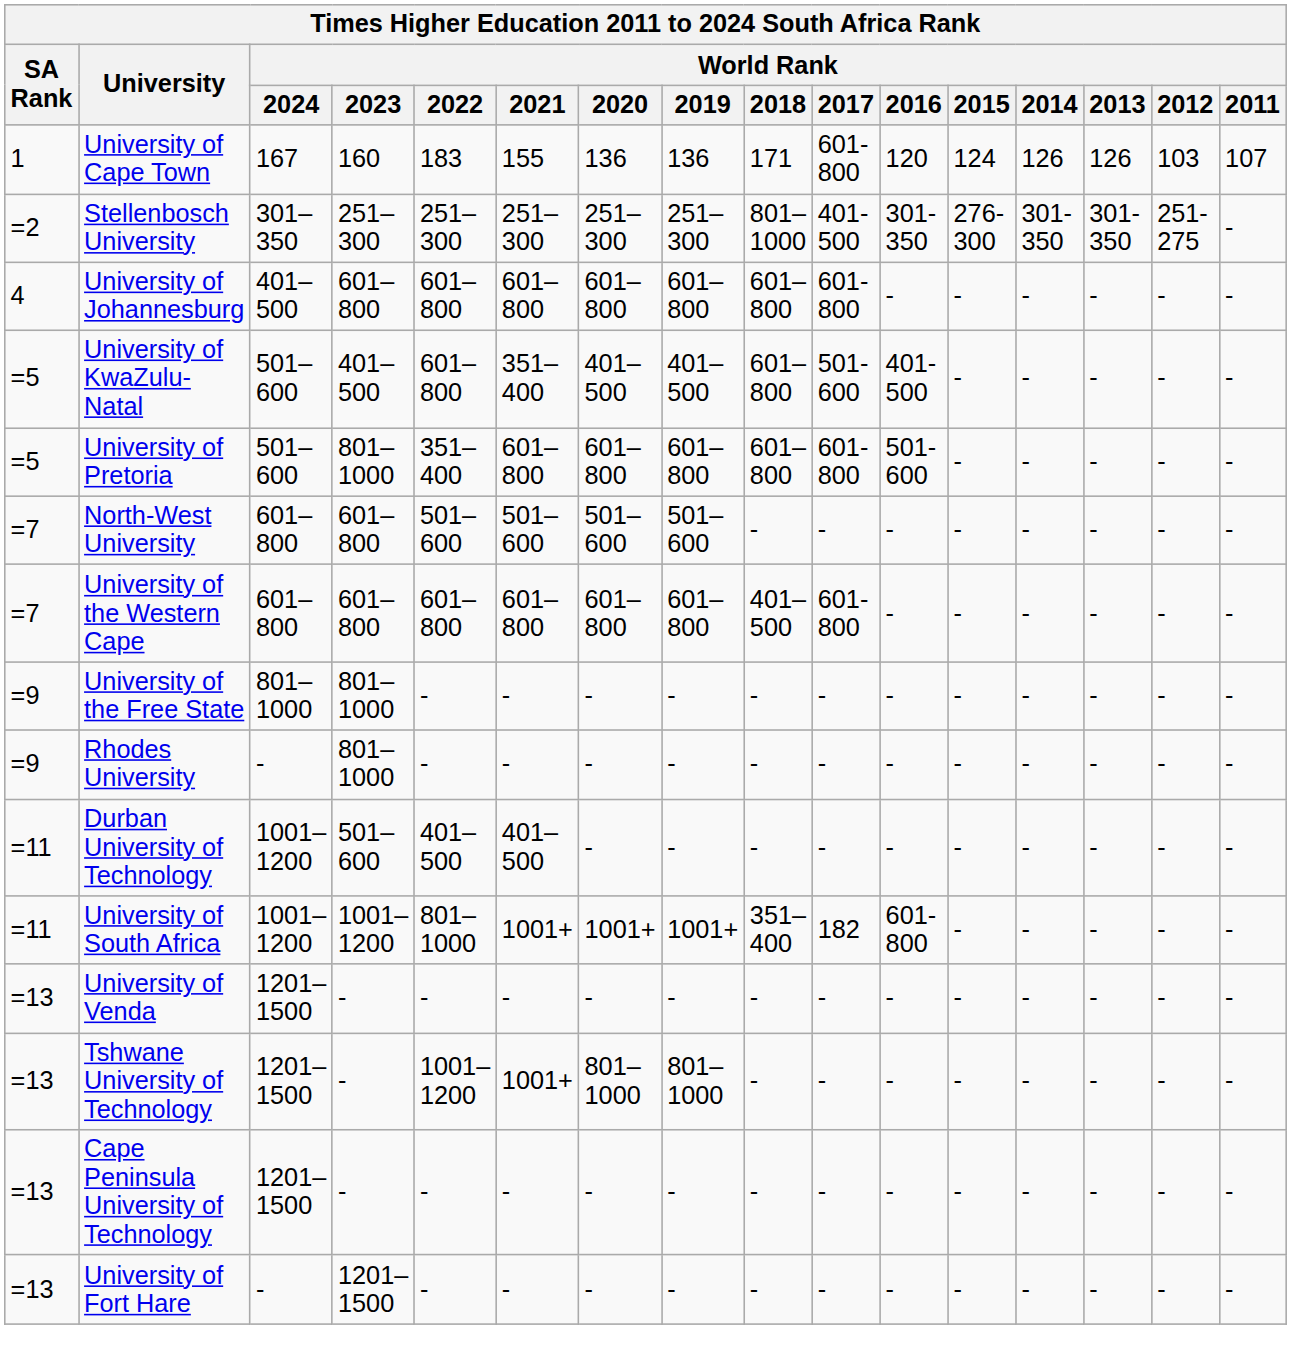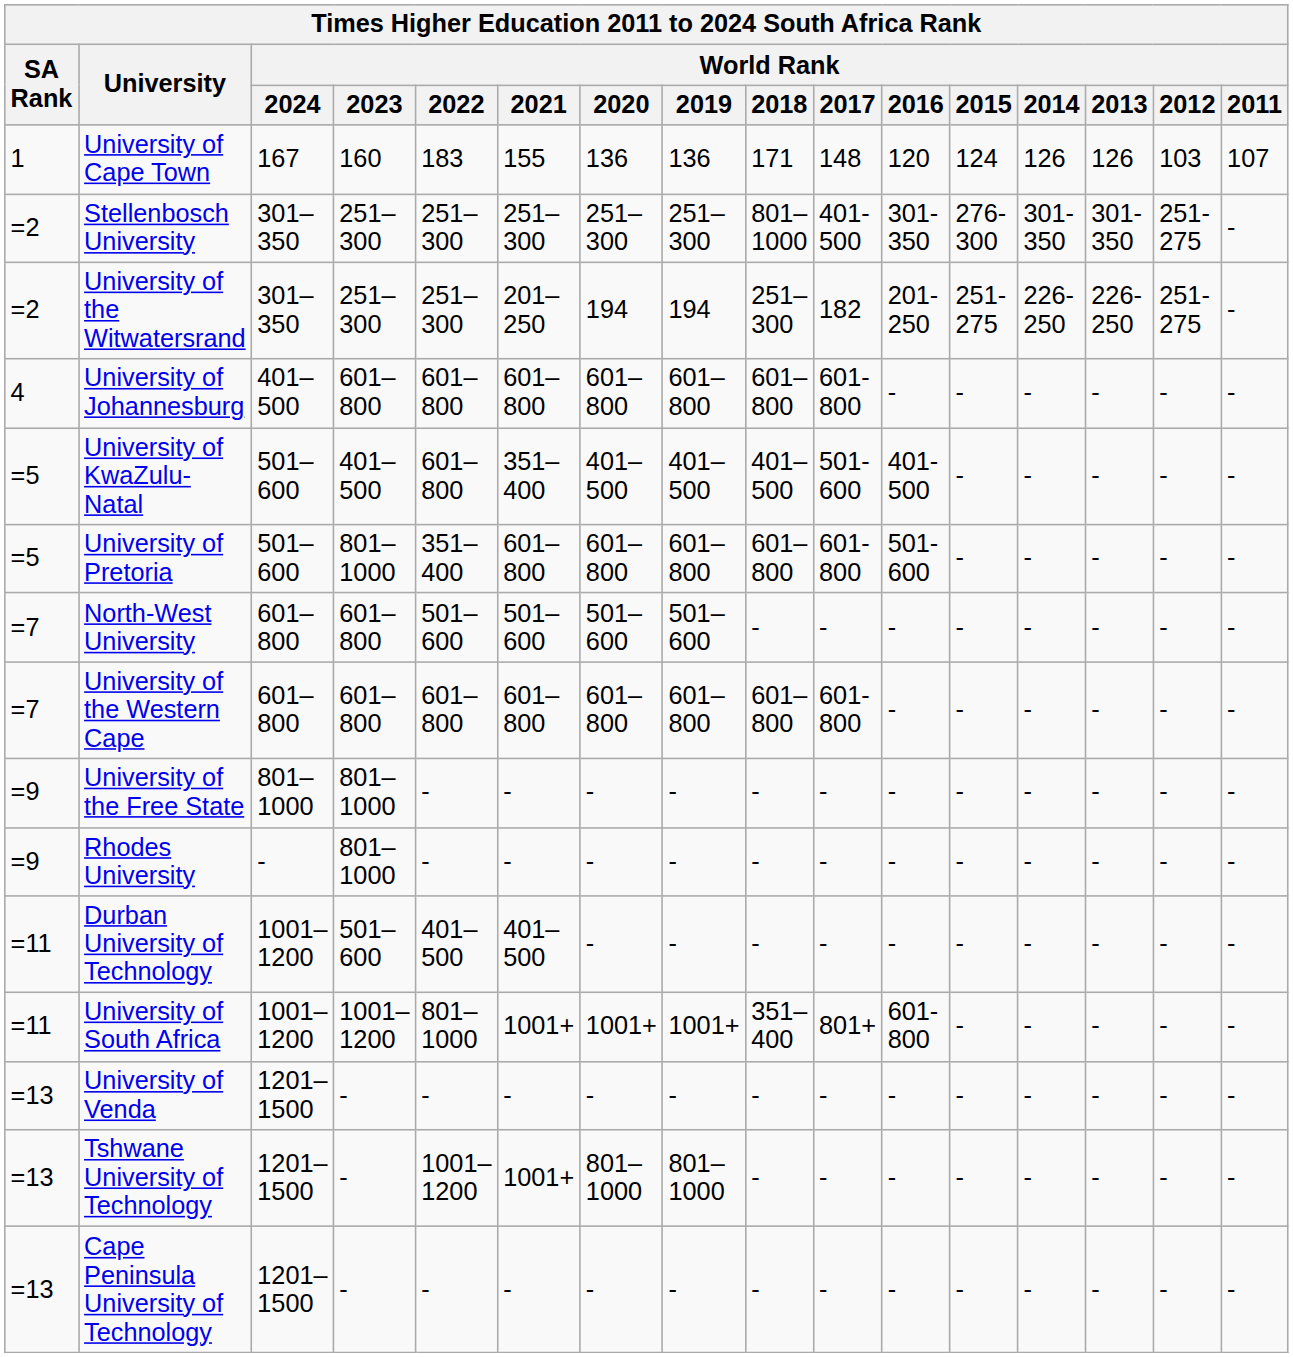(843, 159) 601-800 -> (840, 159) 148
+ row: (165, 310)
(778, 378) 601–800 -> (779, 475) 401–500
(778, 612) 401–500 -> (779, 709) 601–800
(839, 929) 182 -> (848, 1026) 801+
- row: (154, 1289)
